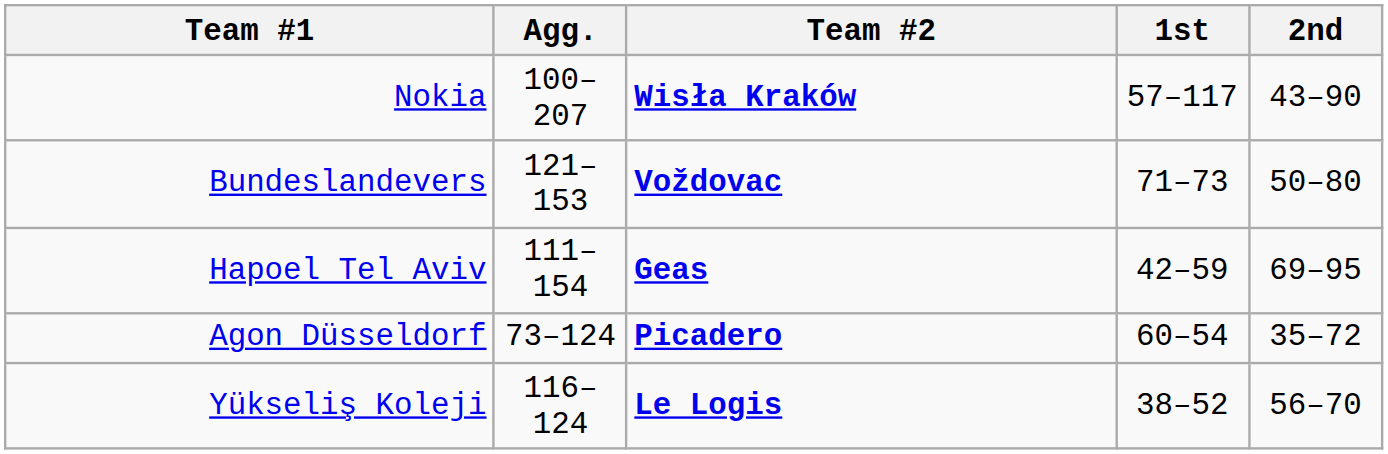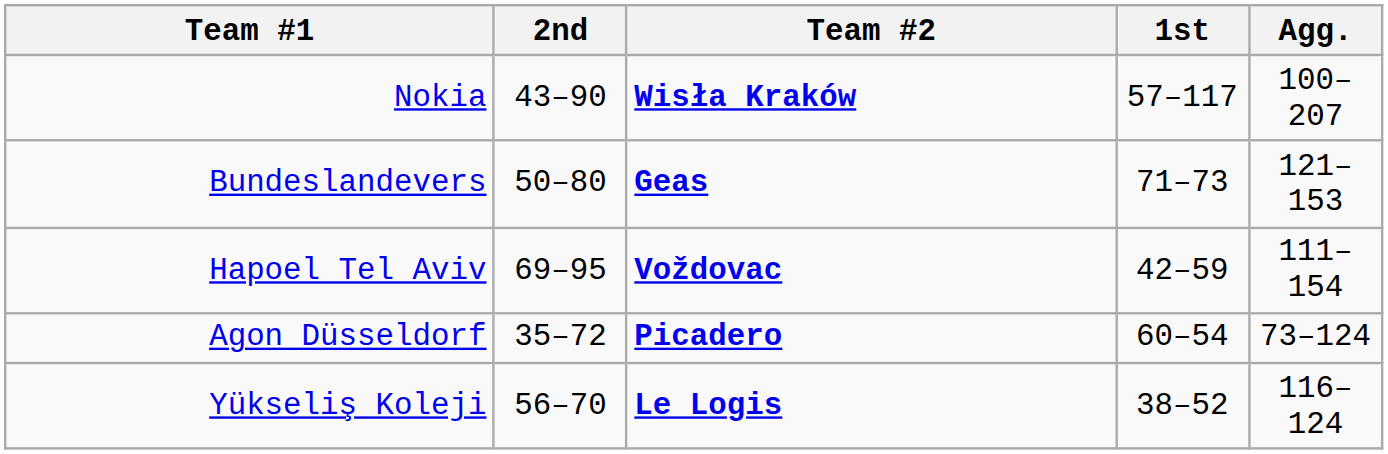columns swapped: (560, 30) <-> (1315, 30)
(708, 184) Voždovac -> (671, 184) Geas
(671, 270) Geas -> (708, 270) Voždovac
